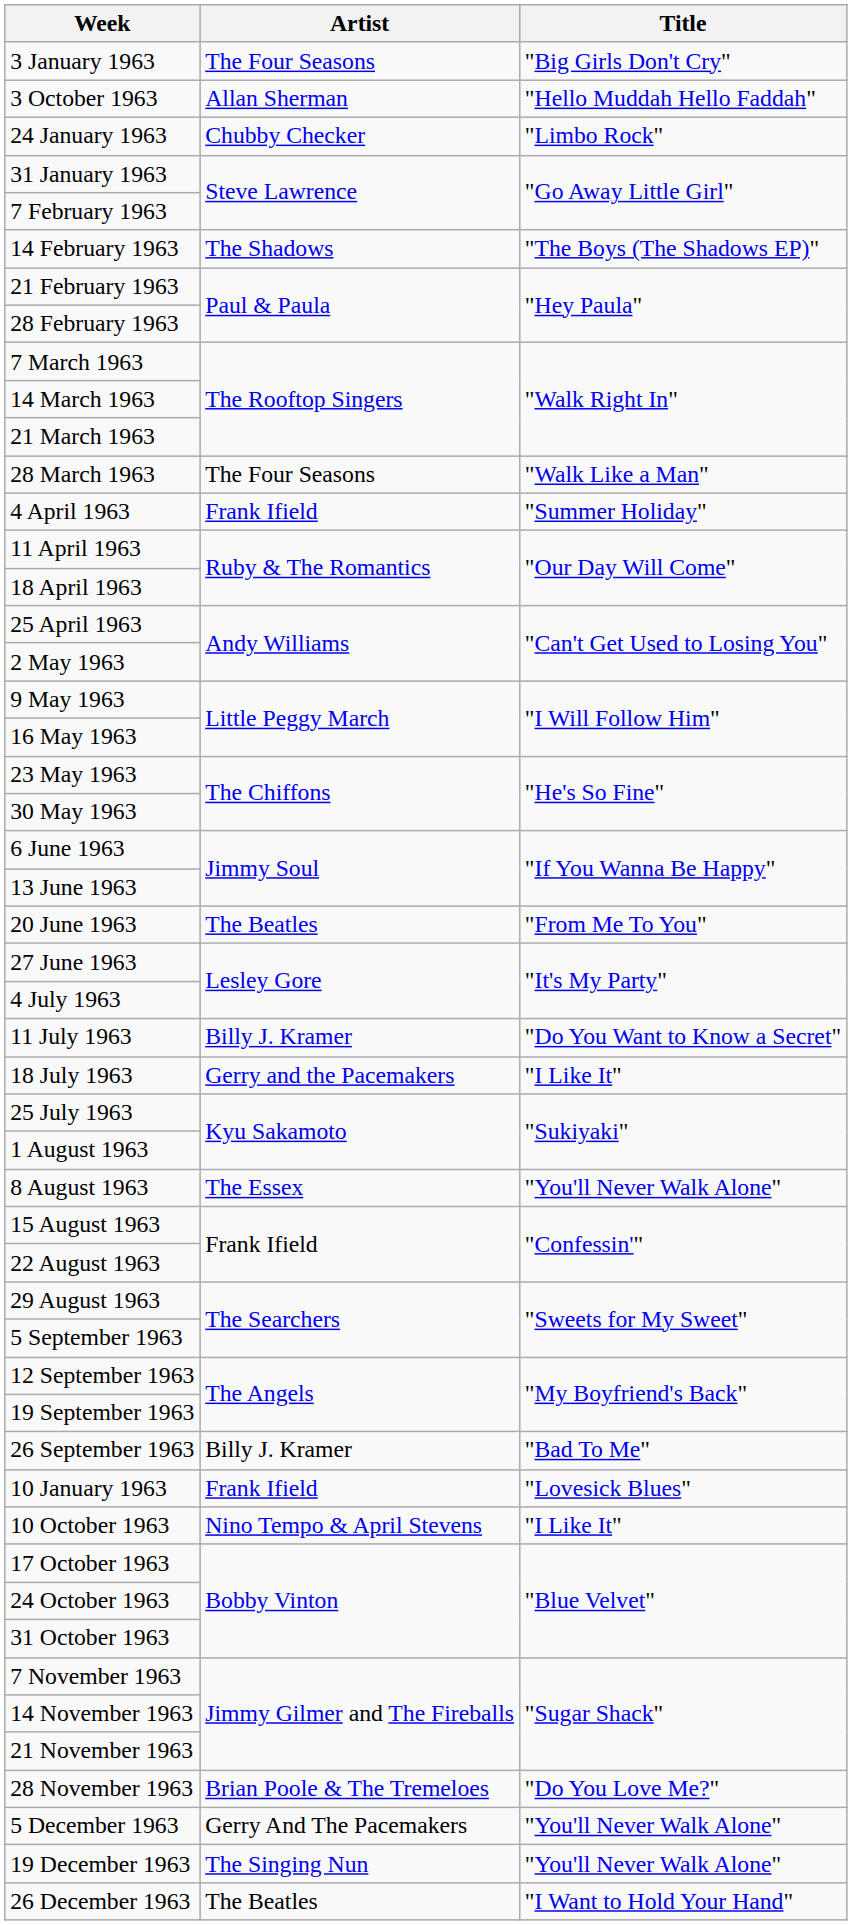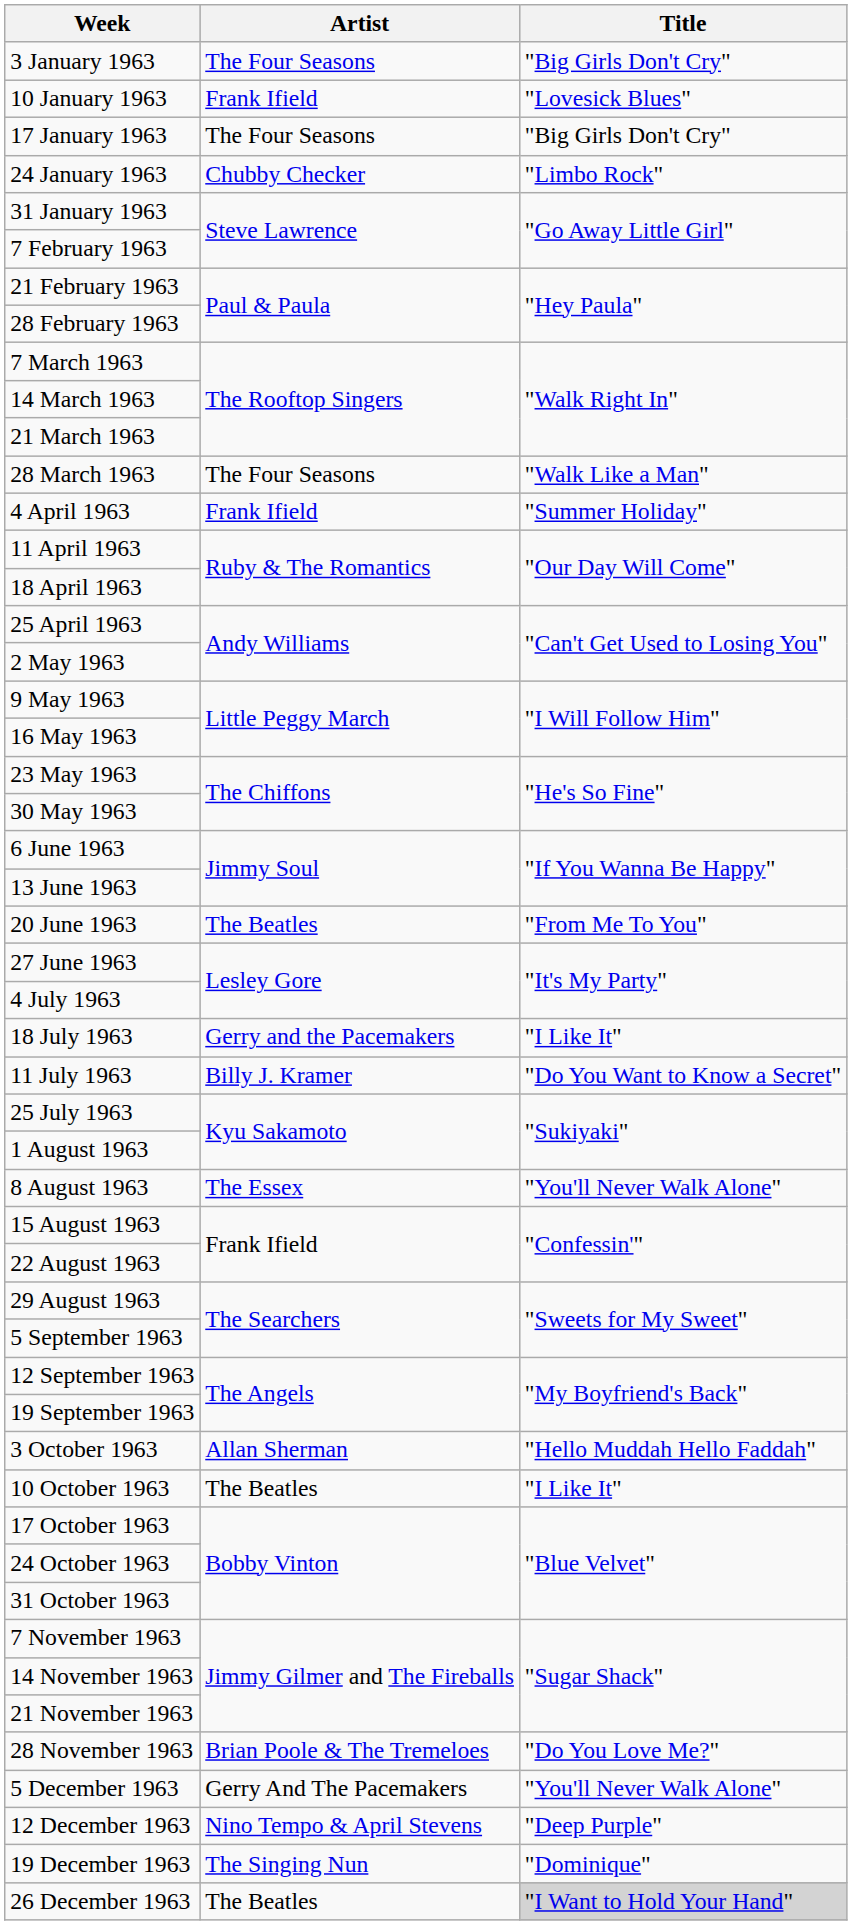rows swapped: (88, 1487) <-> (84, 98)
+ row: (88, 135)
- row: (94, 248)
rows swapped: (71, 1037) <-> (71, 1074)
- row: (102, 1450)
(344, 1525) Nino Tempo & April Stevens -> (261, 1487) The Beatles
+ row: (100, 1825)
(653, 1863) "You'll Never Walk Alone" -> (588, 1863) "Dominique"
(659, 1901) no background -> (659, 1901) lightgrey background
